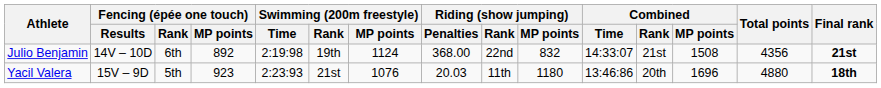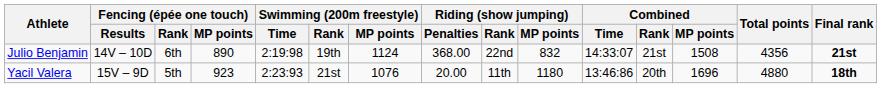(223, 54) 892 -> (223, 54) 890
(451, 73) 20.03 -> (451, 73) 20.00
